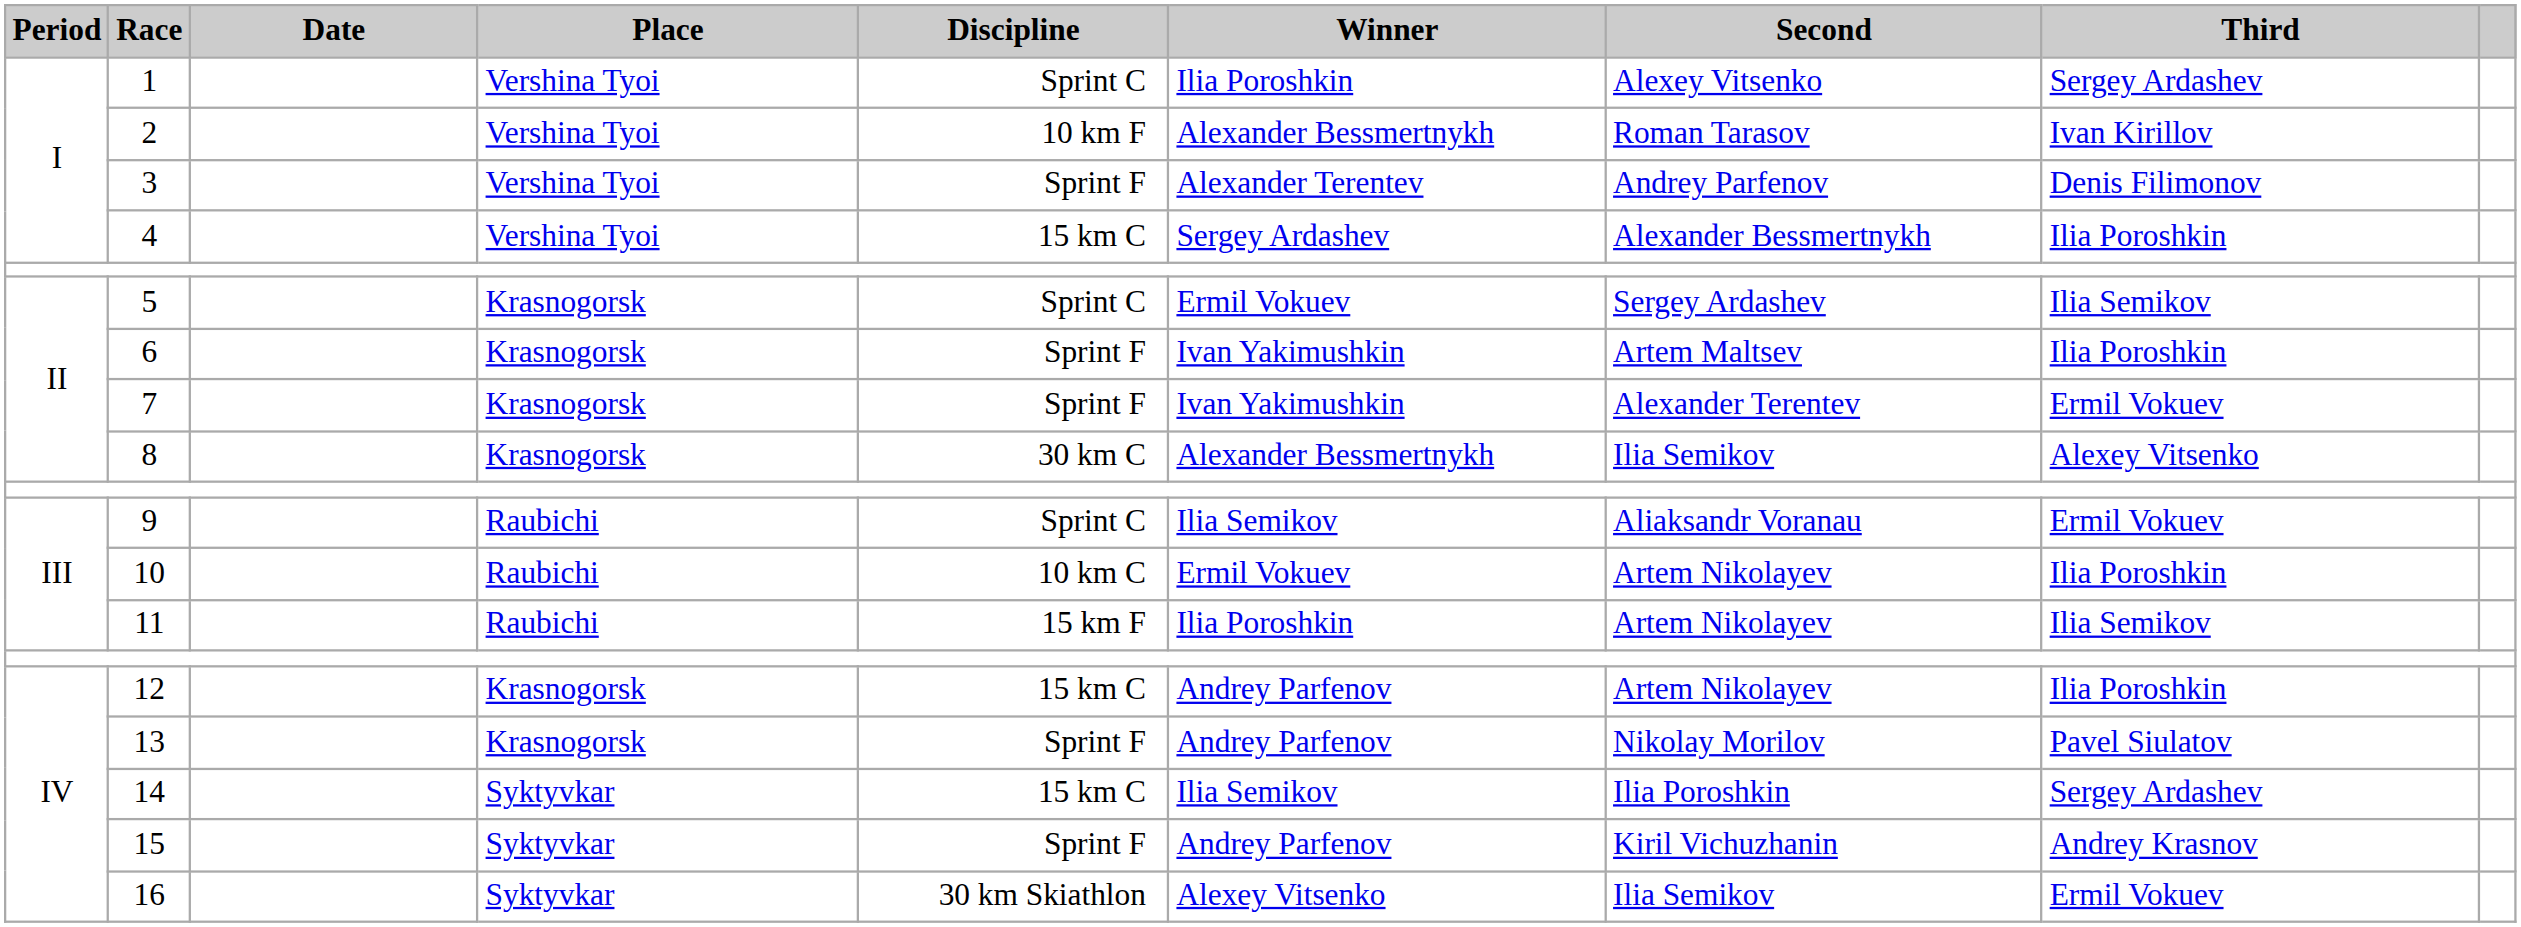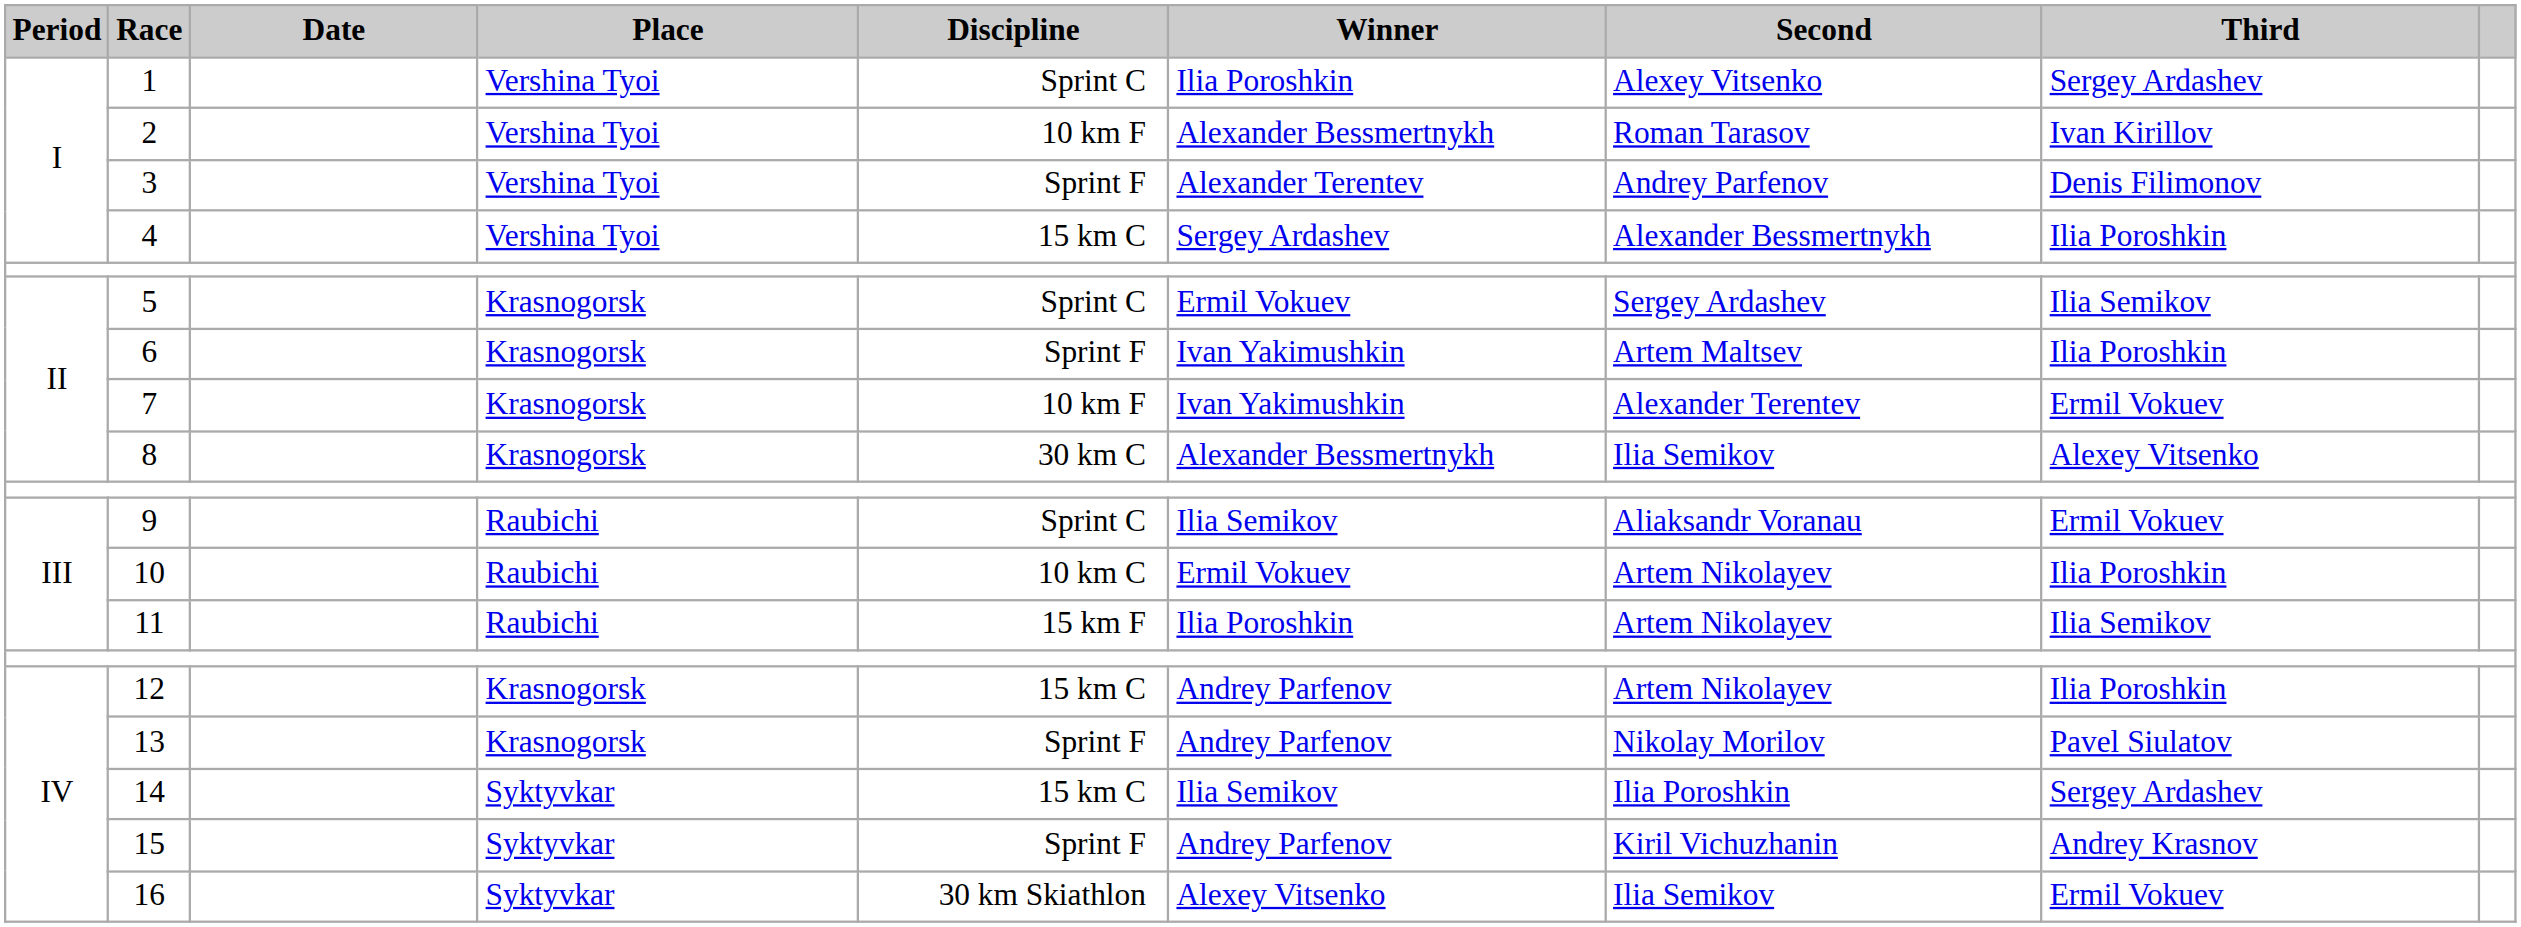(1103, 403) Sprint F -> (1101, 403) 10 km F
